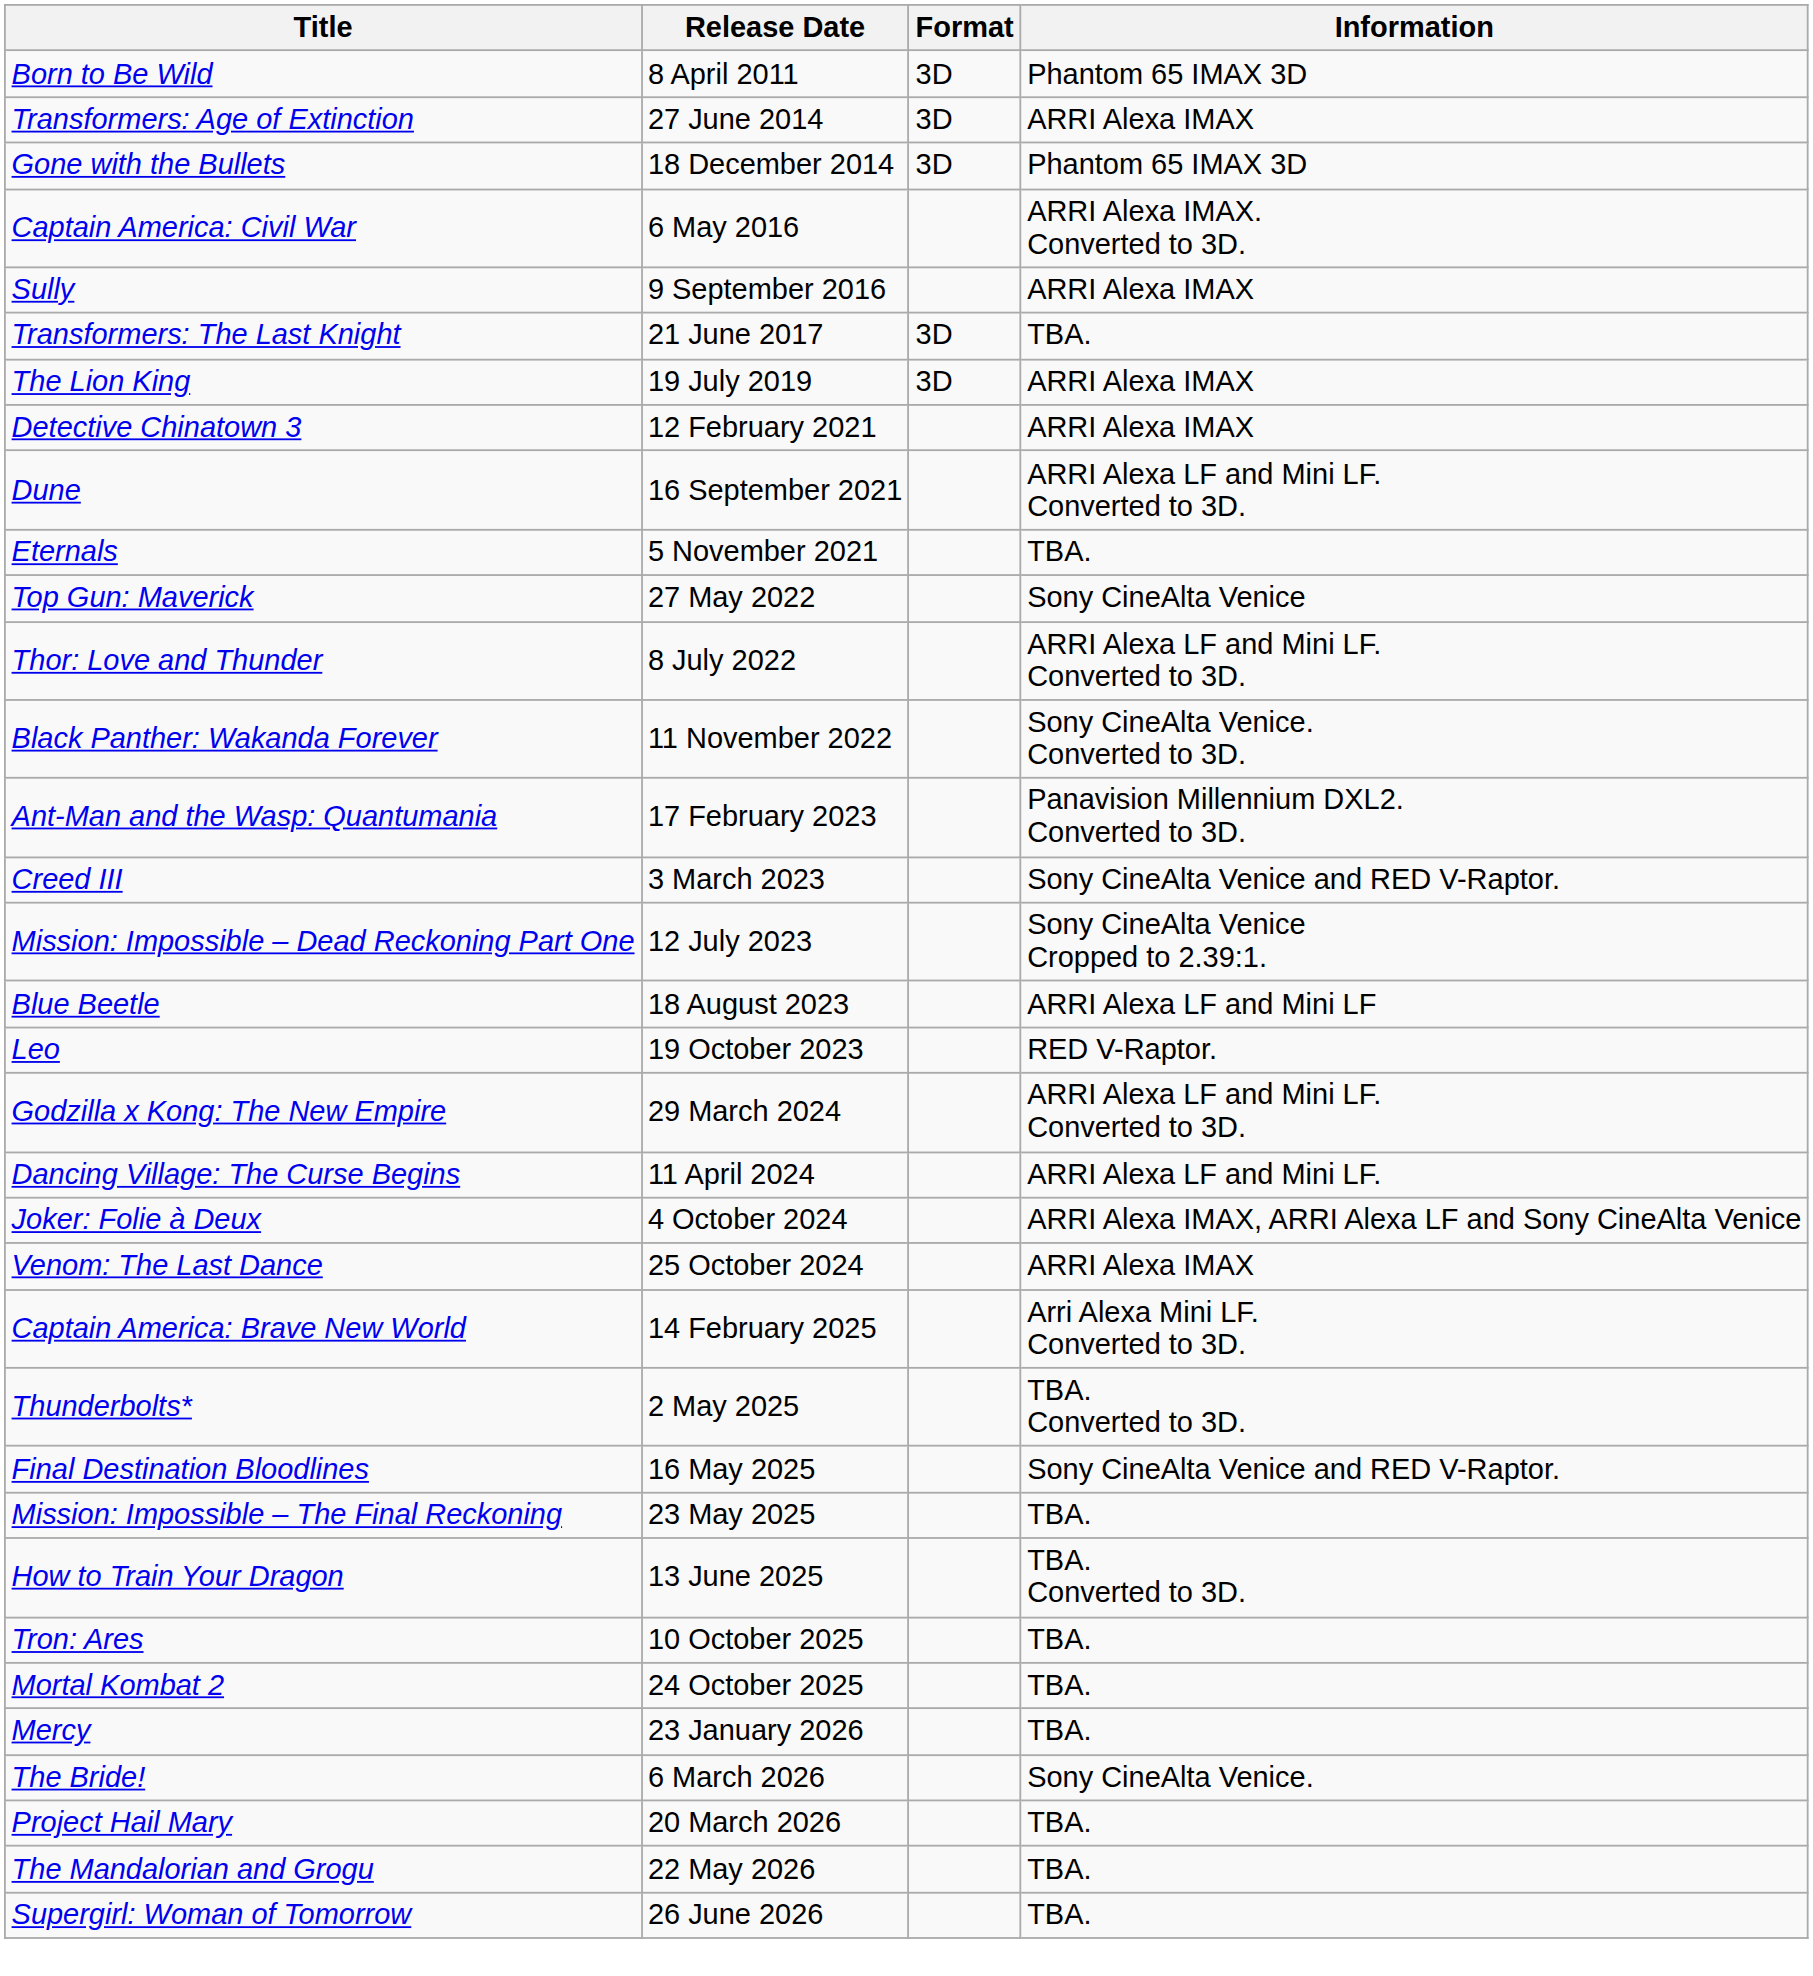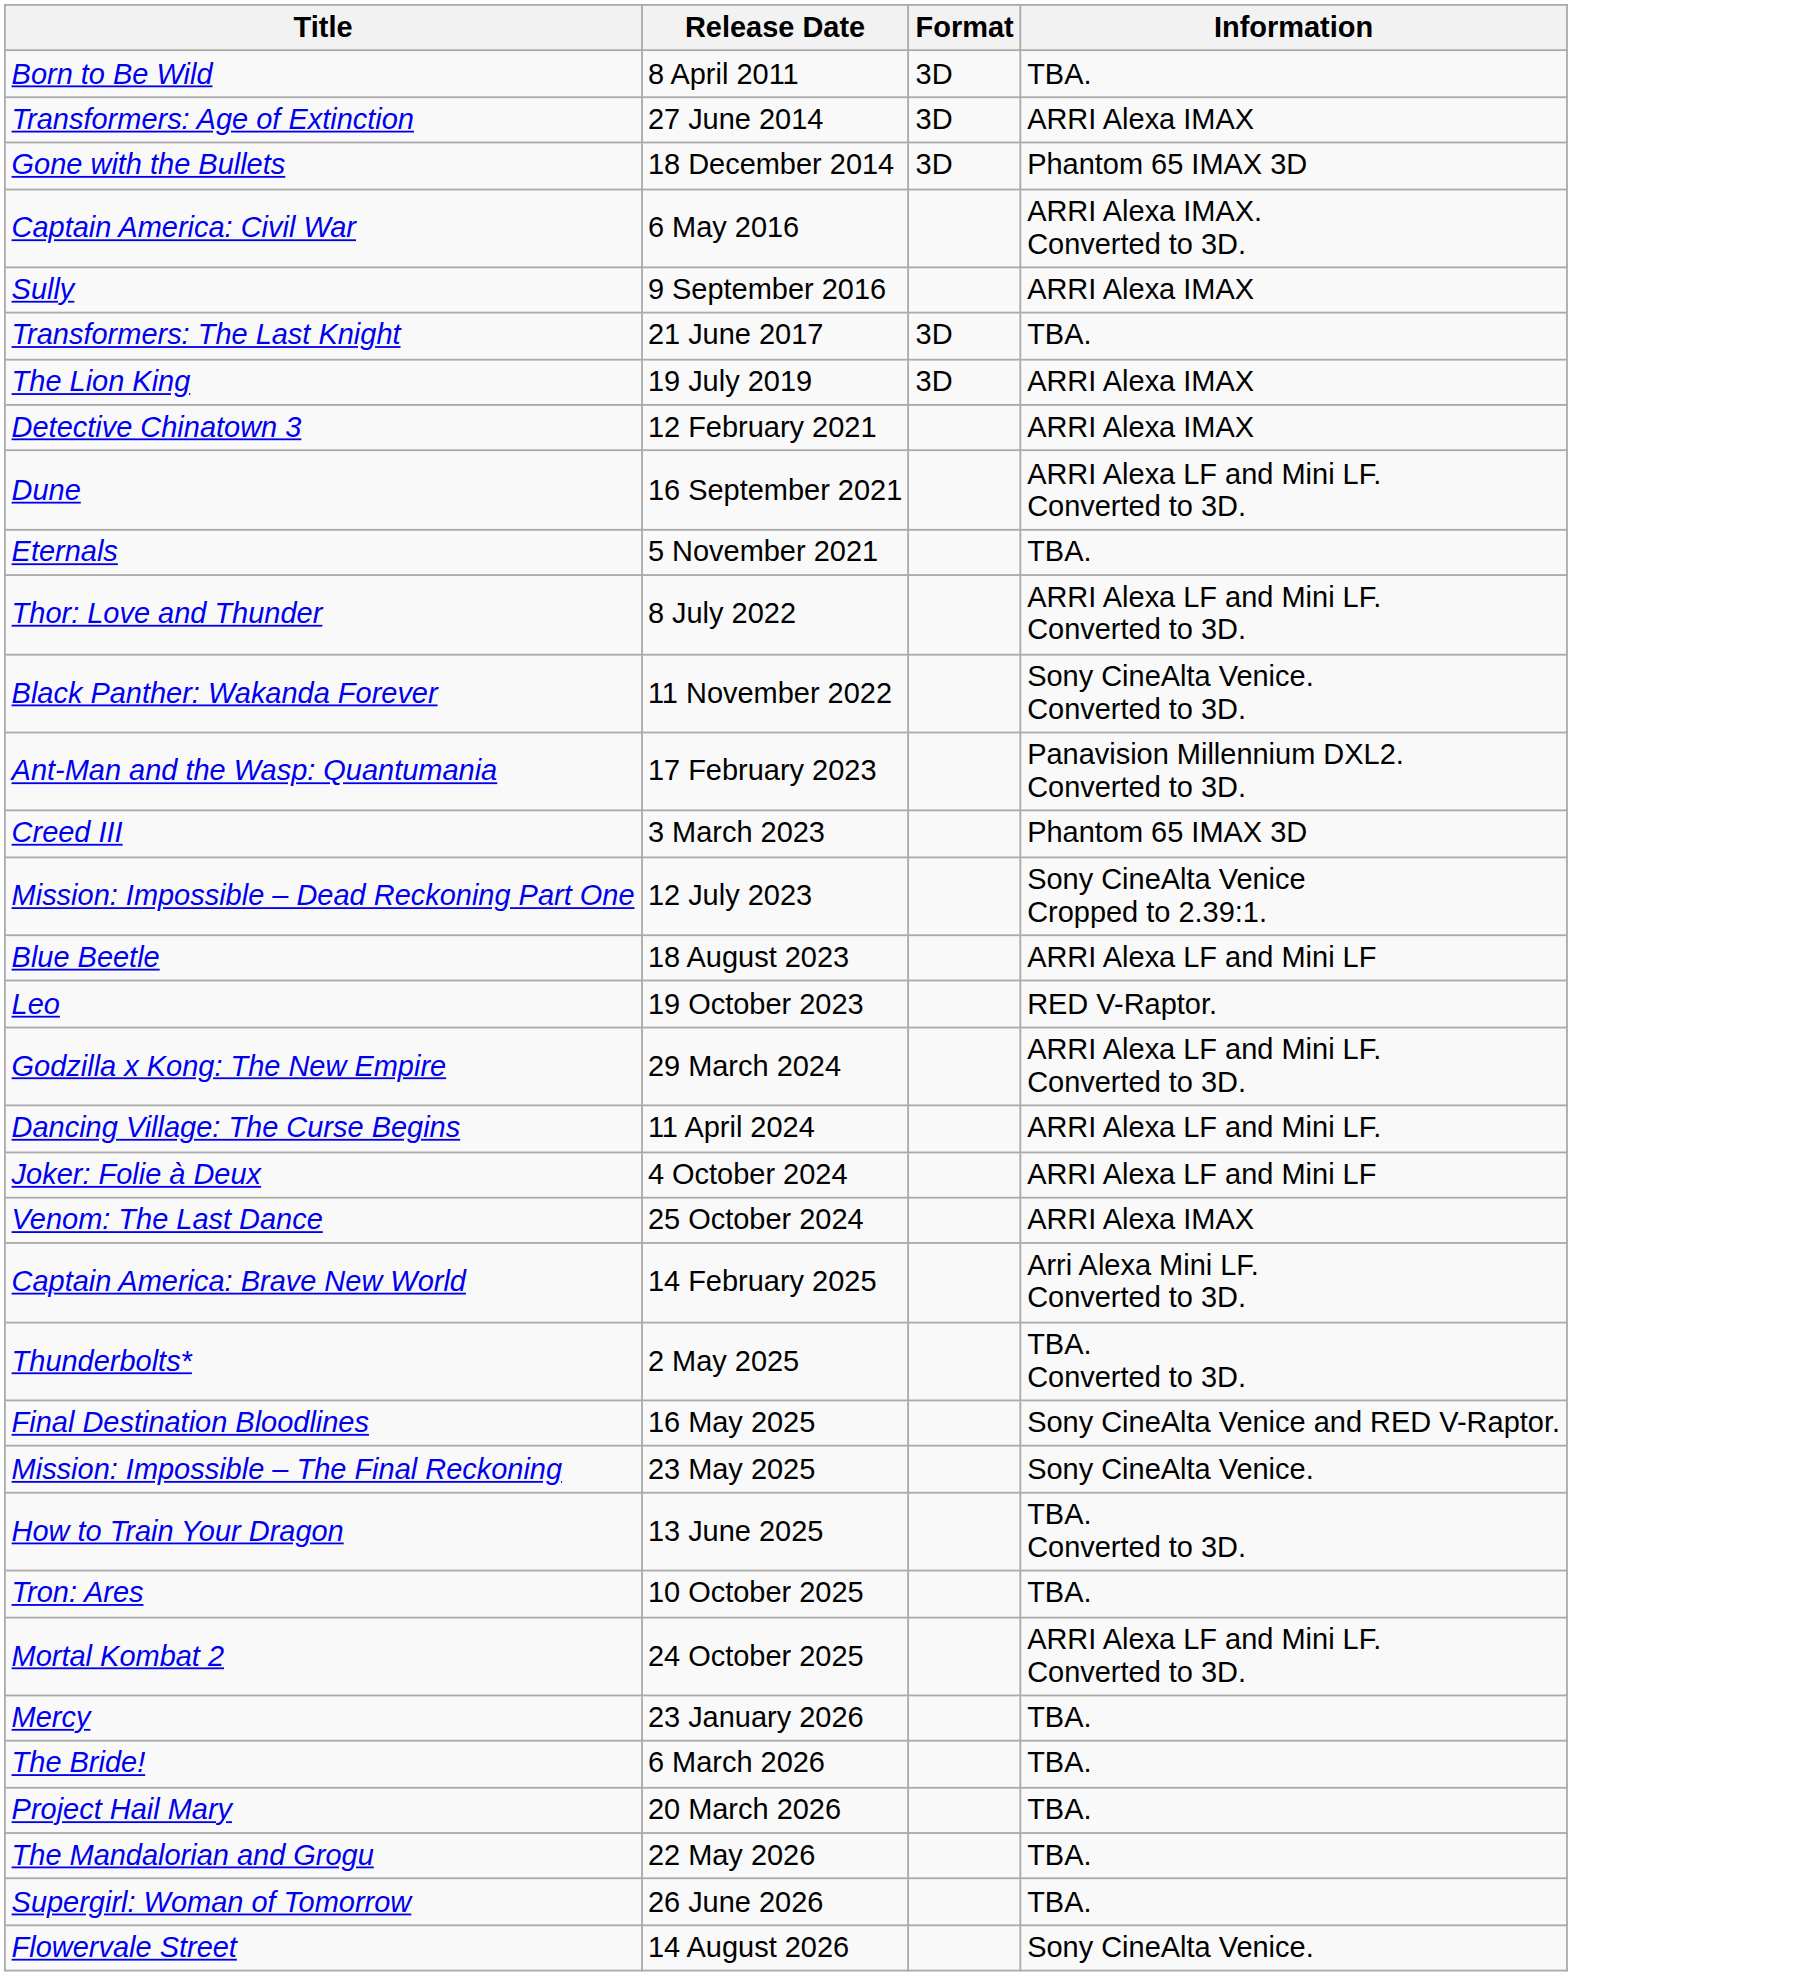(1167, 73) Phantom 65 IMAX 3D -> (1059, 73) TBA.
- row: (133, 597)
(1294, 879) Sony CineAlta Venice and RED V-Raptor. -> (1167, 833) Phantom 65 IMAX 3D
(1414, 1220) ARRI Alexa IMAX, ARRI Alexa LF and Sony CineAlta Venice -> (1202, 1174) ARRI Alexa LF and Mini LF
(1059, 1514) TBA. -> (1170, 1468) Sony CineAlta Venice.
(1059, 1685) TBA. -> (1204, 1655) ARRI Alexa LF and Mini LF. Converted to 3D.
(1170, 1777) Sony CineAlta Venice. -> (1059, 1763) TBA.
+ row: (124, 1947)
